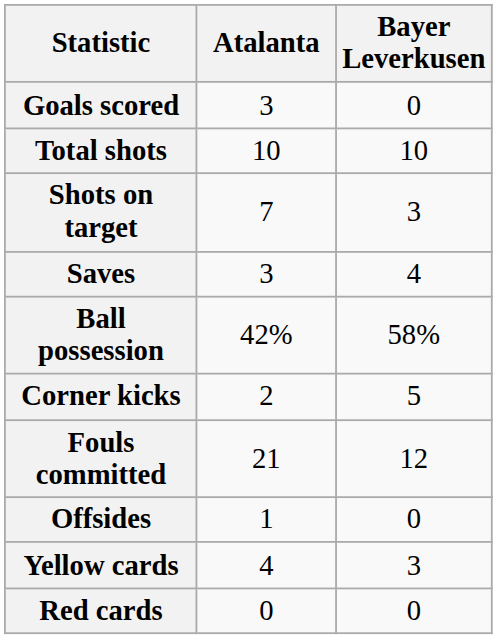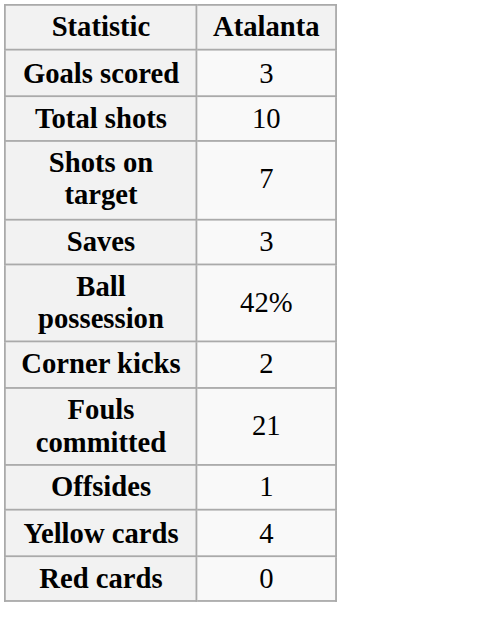- column: (414, 43)
